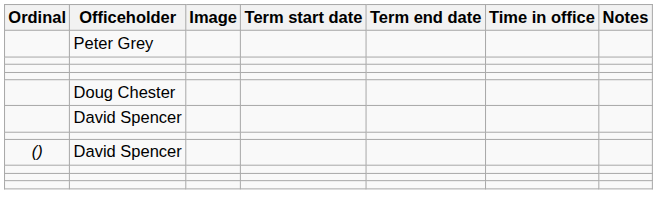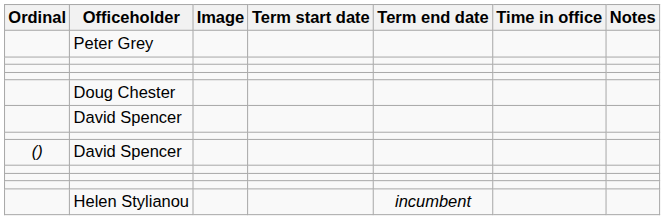+ row: (37, 201)
